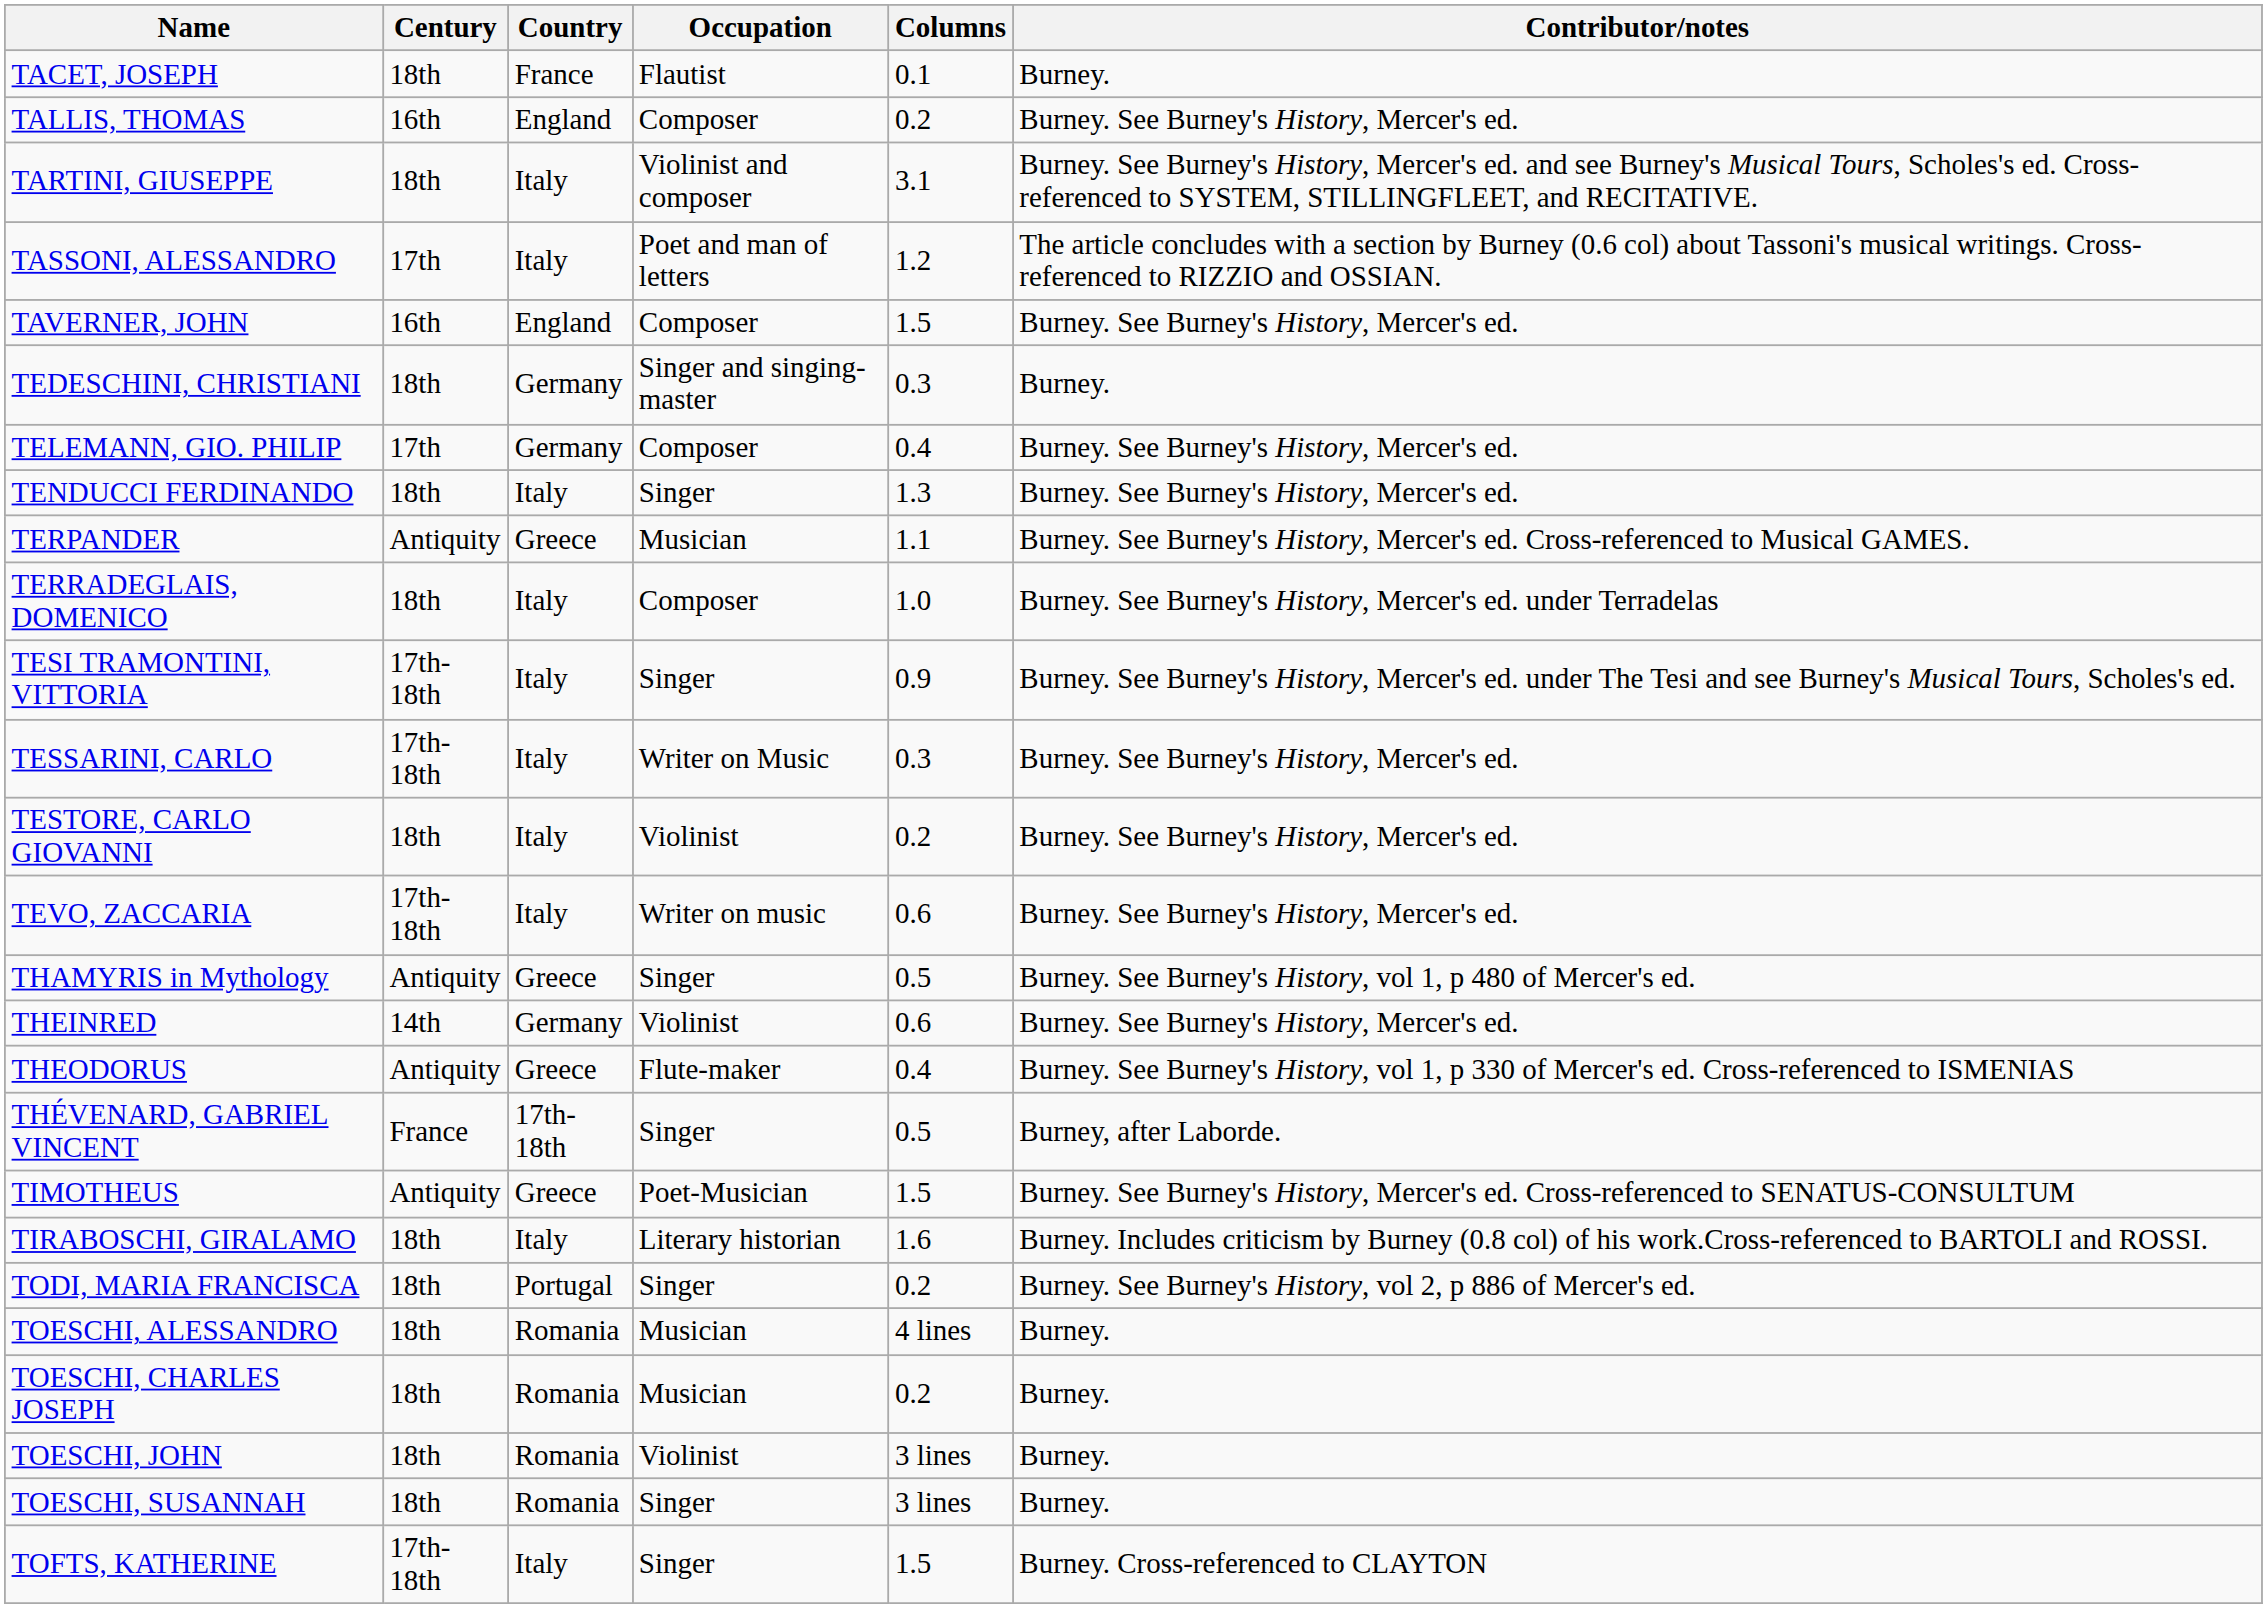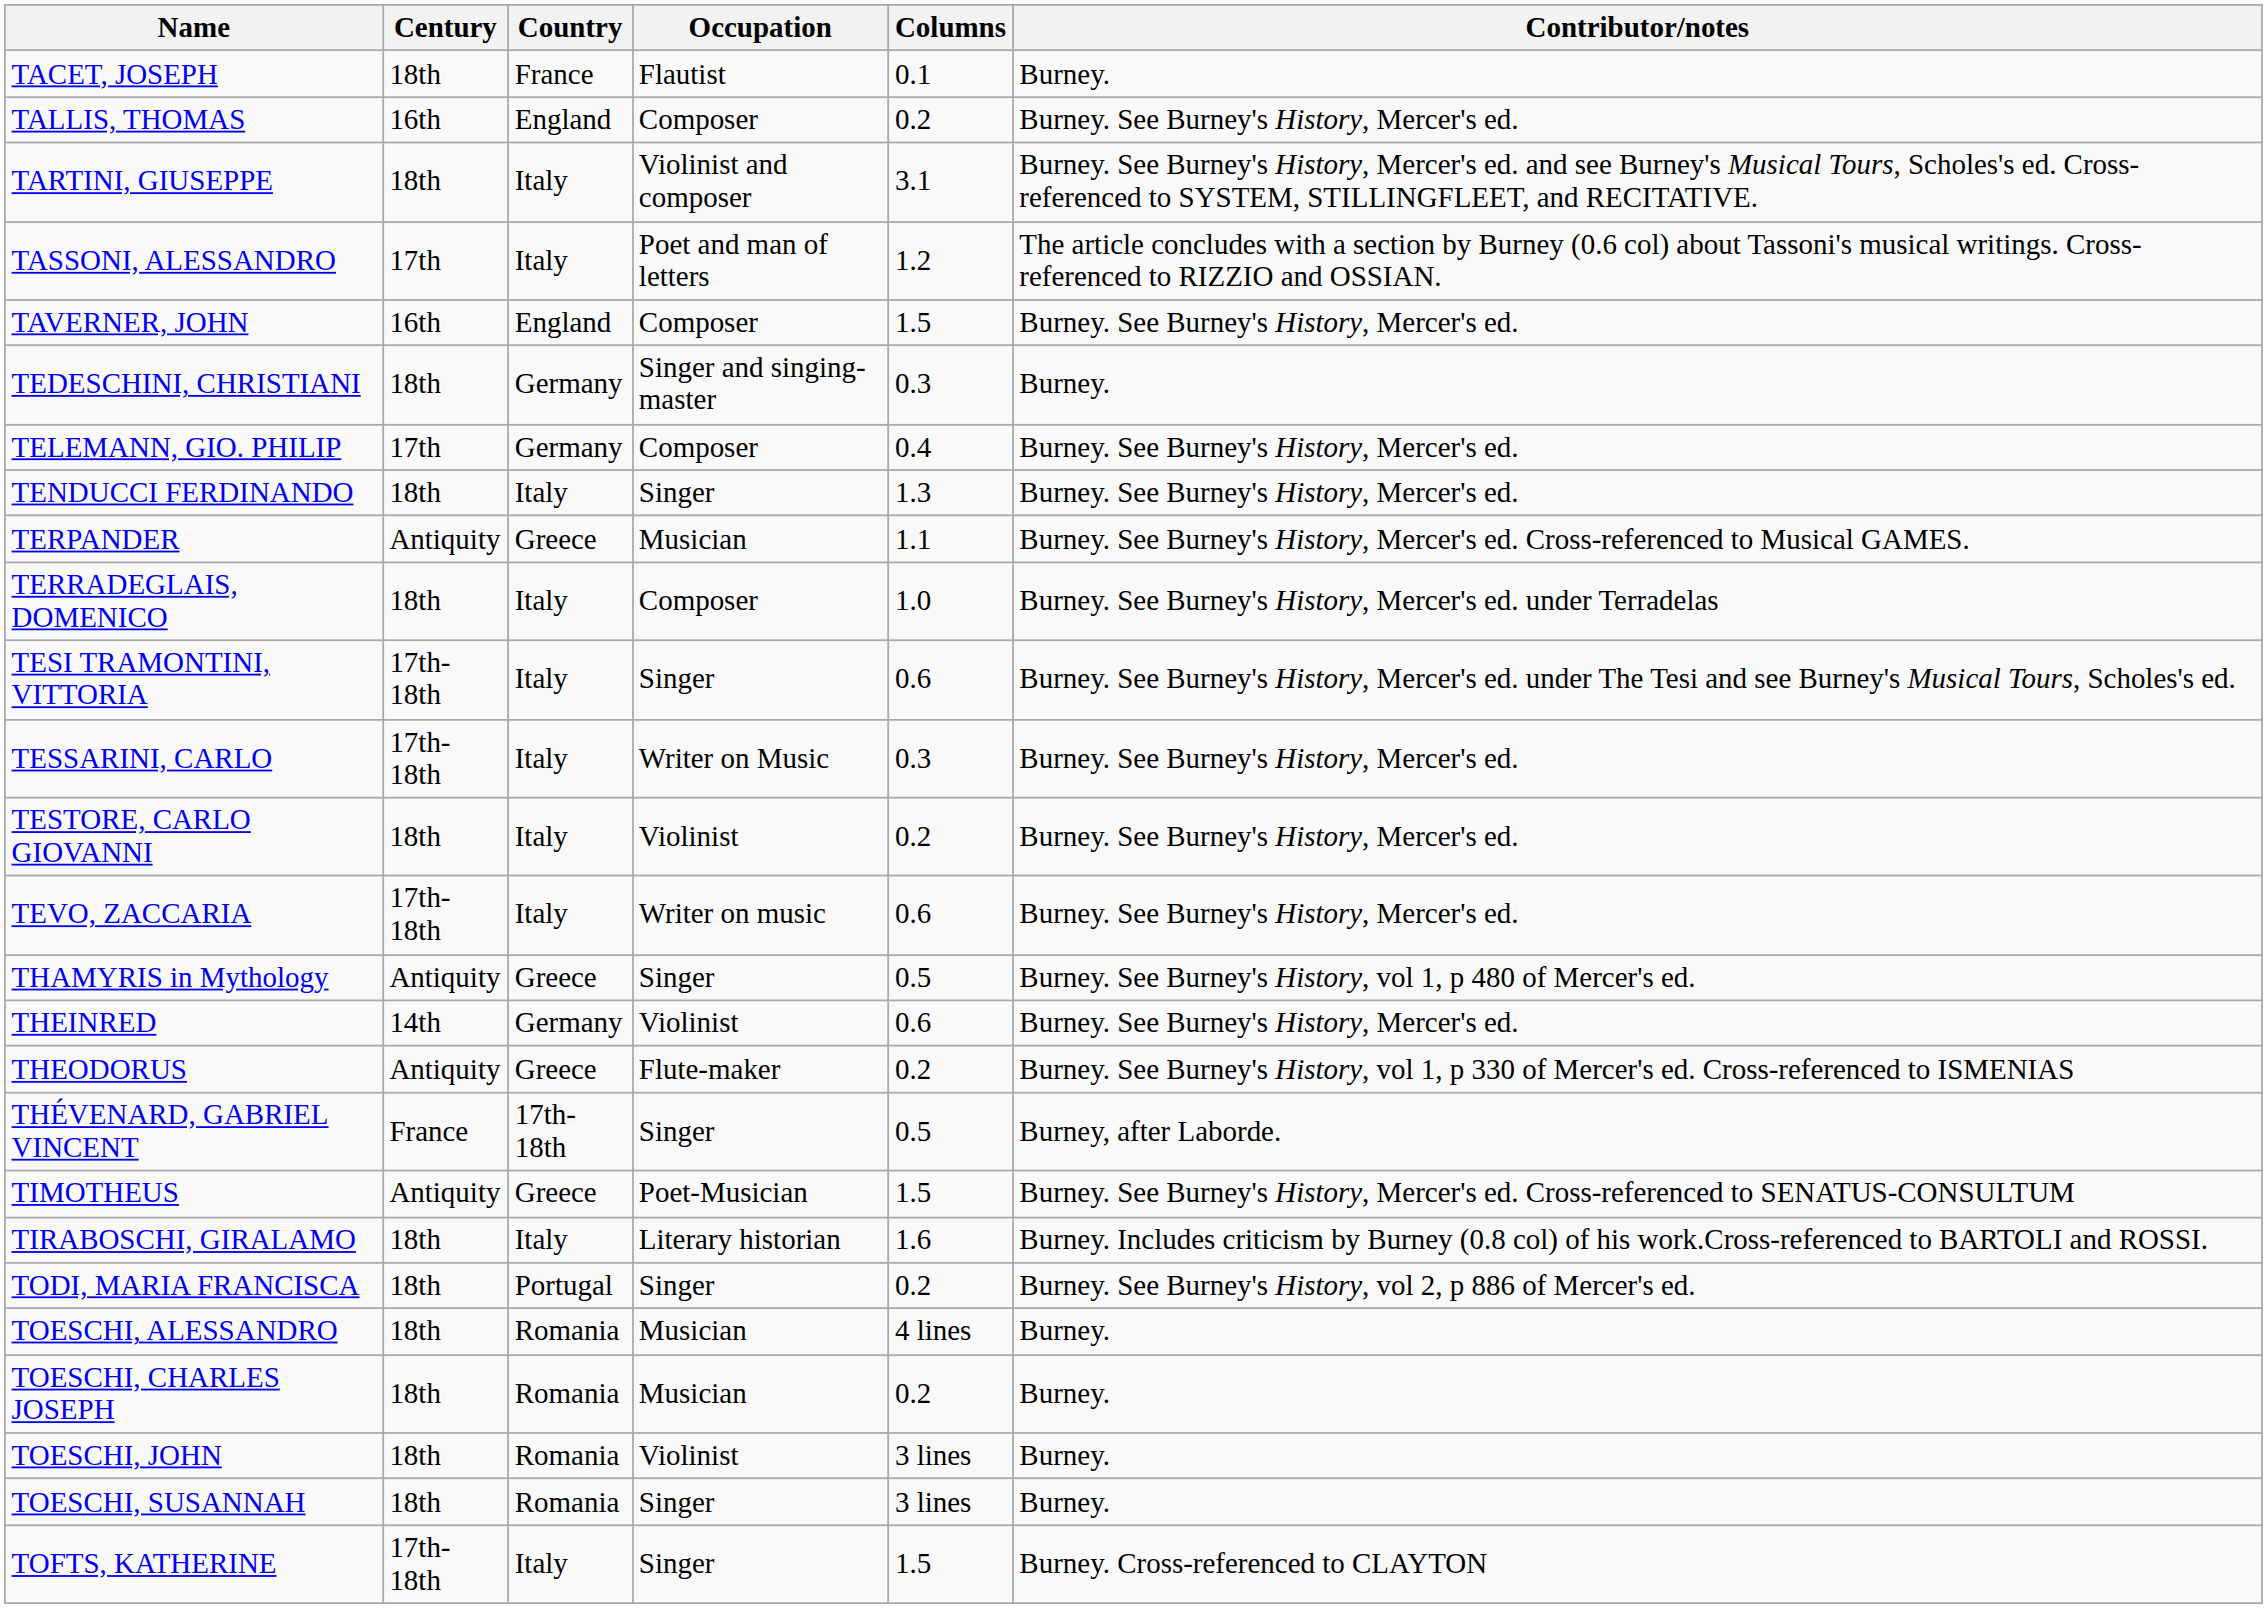(913, 679) 0.9 -> (913, 679) 0.6
(913, 1068) 0.4 -> (913, 1068) 0.2
